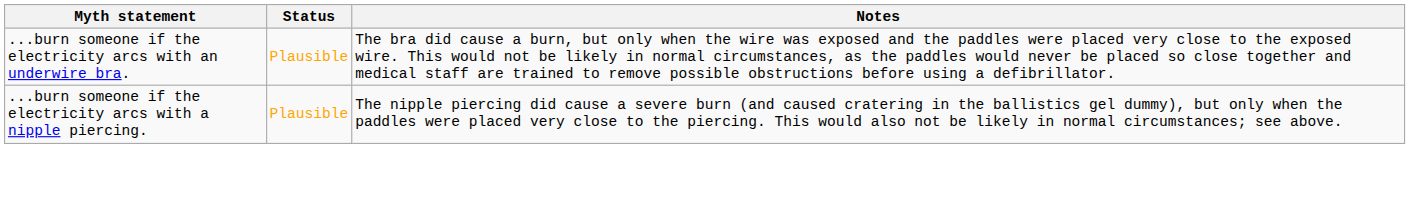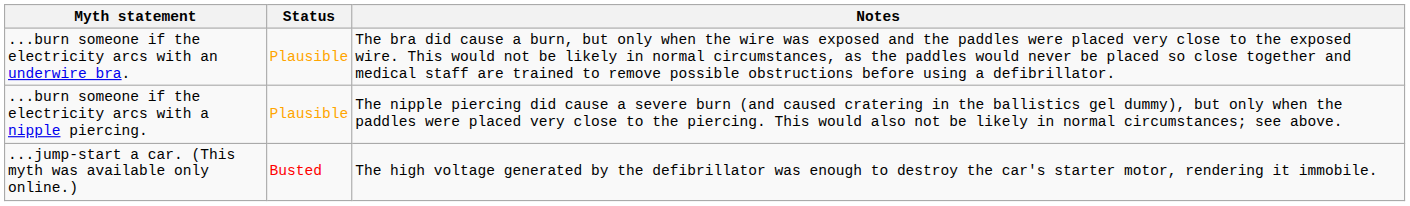+ row: (122, 172)
